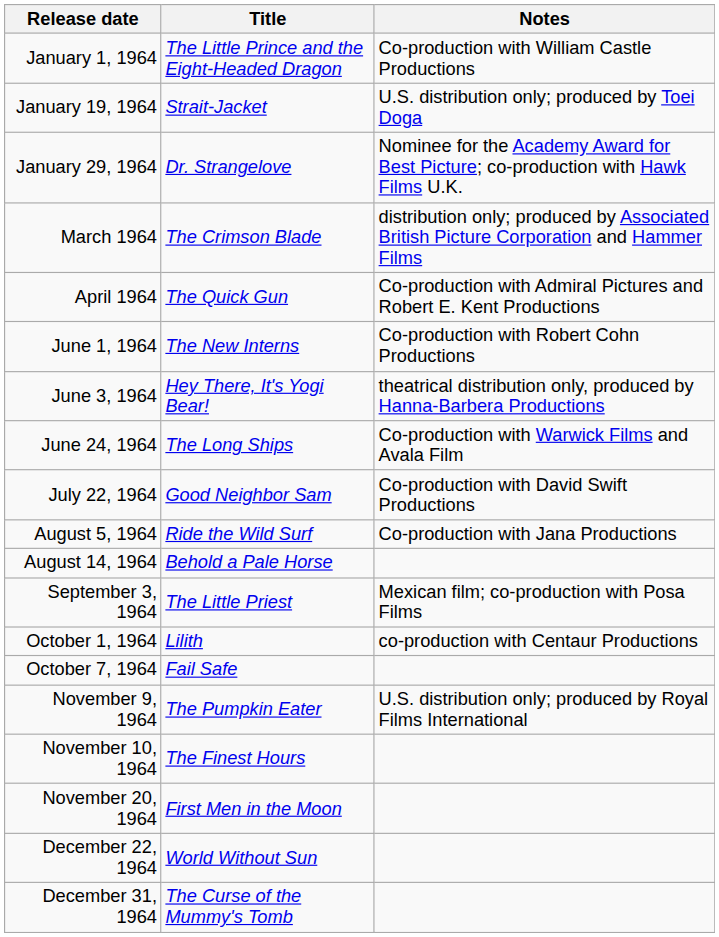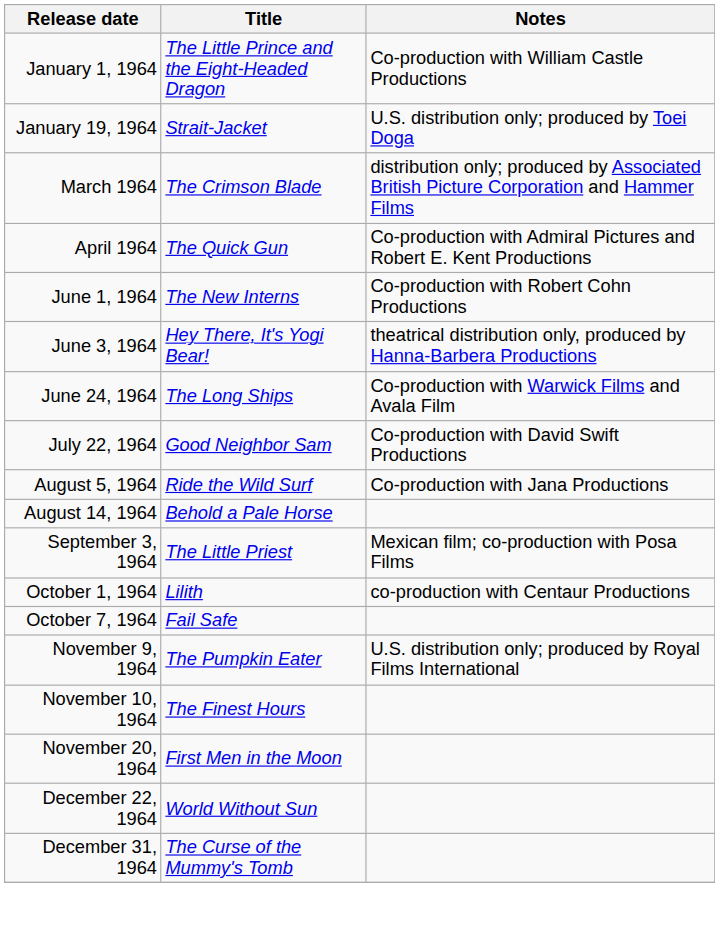- row: (86, 167)
